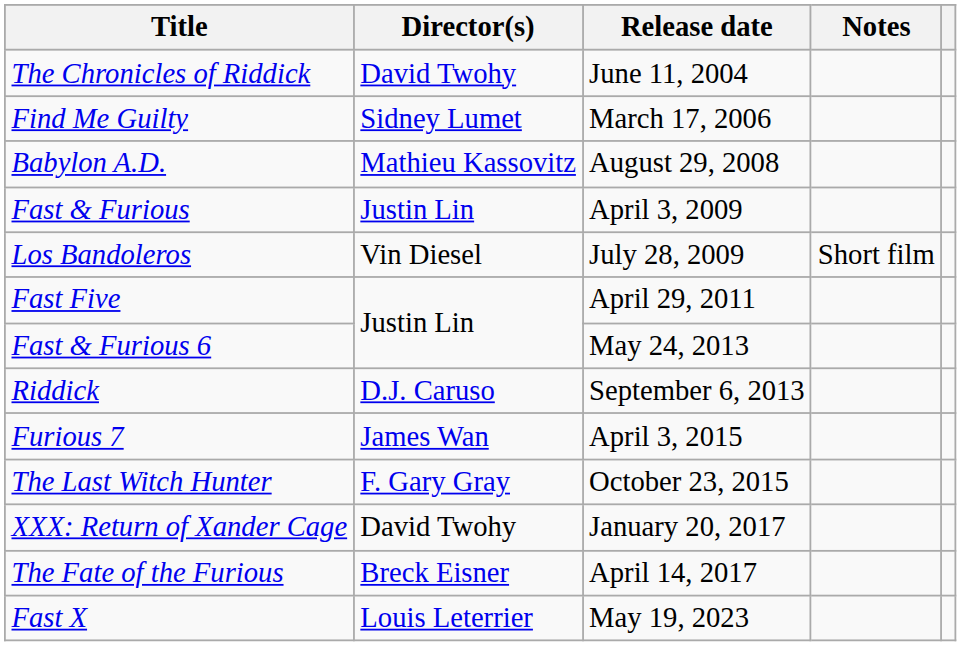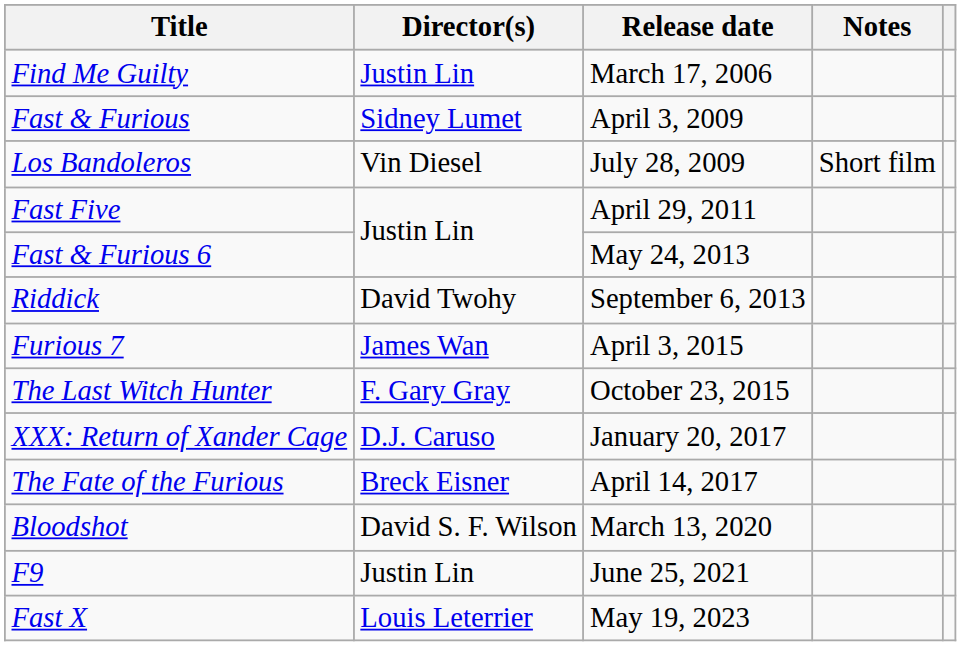- row: (161, 72)
(441, 118) Sidney Lumet -> (417, 72) Justin Lin
- row: (89, 163)
(417, 208) Justin Lin -> (441, 118) Sidney Lumet
(428, 390) D.J. Caruso -> (438, 299) David Twohy
(438, 526) David Twohy -> (428, 436) D.J. Caruso
+ row: (70, 526)
+ row: (27, 572)
